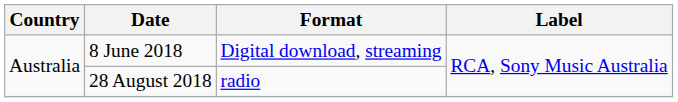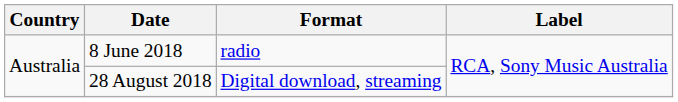(331, 50) Digital download, streaming -> (240, 50) radio
(240, 81) radio -> (331, 81) Digital download, streaming
